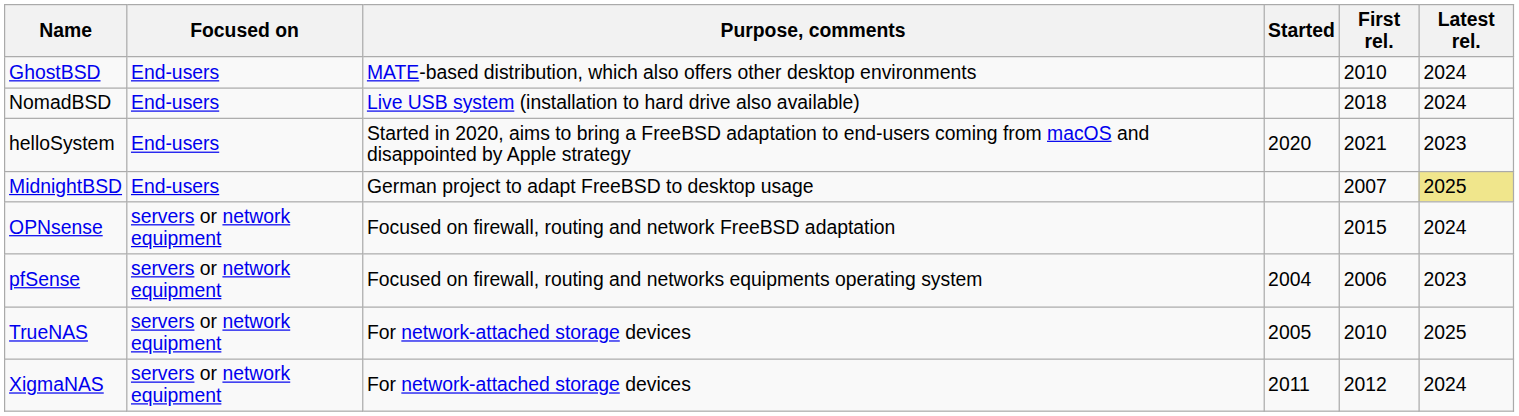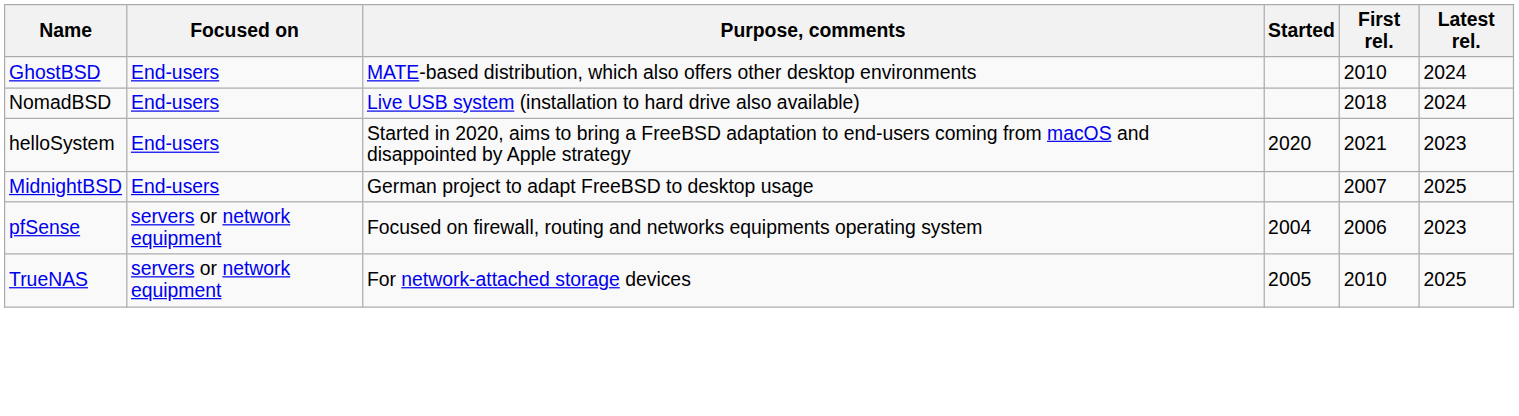(1445, 186) khaki background -> (1445, 186) no background
- row: (56, 227)
- row: (56, 385)
